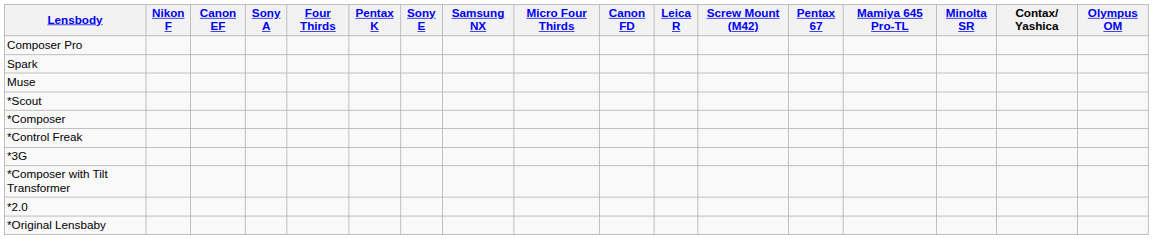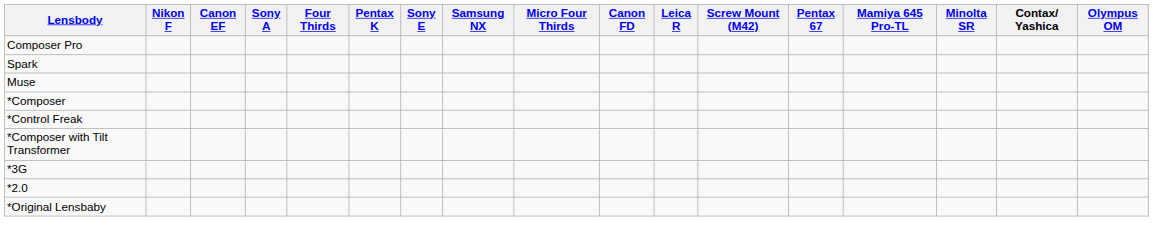- row: (24, 100)
rows swapped: (57, 181) <-> (17, 156)
